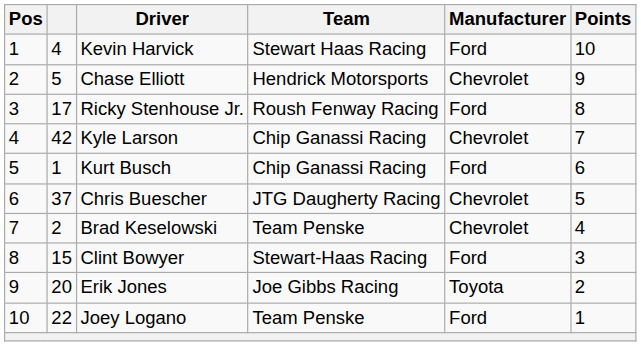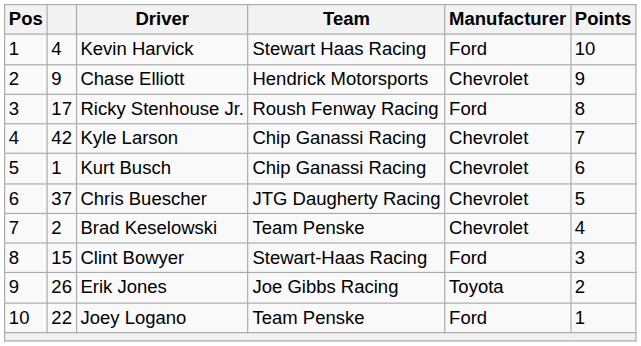(56, 78) 5 -> (56, 78) 9
(468, 168) Ford -> (489, 168) Chevrolet
(62, 287) 20 -> (62, 287) 26
